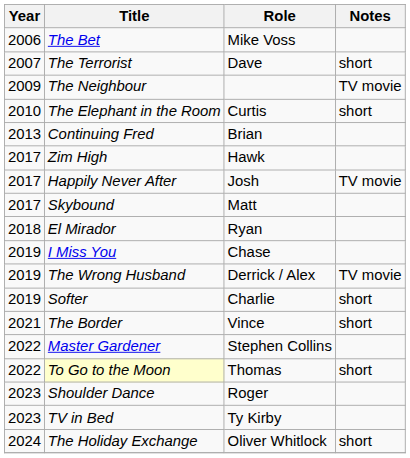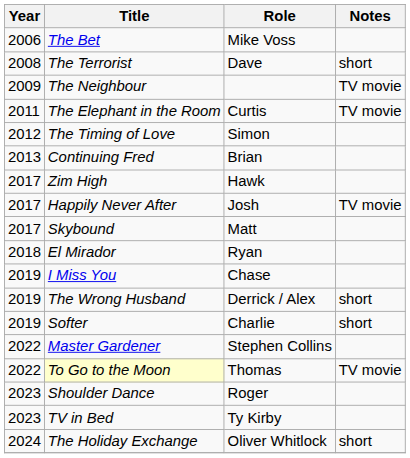(24, 63) 2007 -> (24, 63) 2008
(24, 110) 2010 -> (24, 110) 2011
(355, 110) short -> (370, 110) TV movie
+ row: (111, 134)
(370, 275) TV movie -> (355, 299) short
- row: (85, 323)
(355, 370) short -> (370, 370) TV movie
